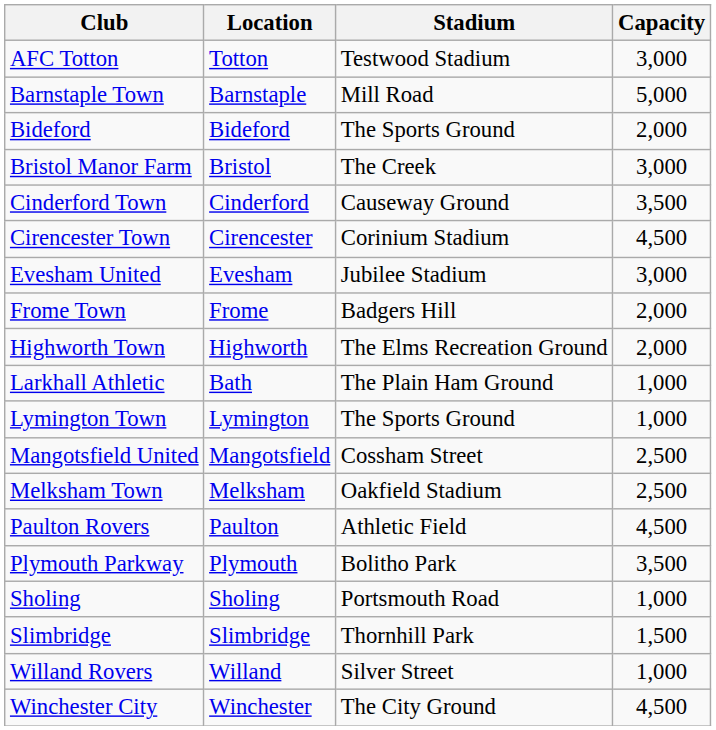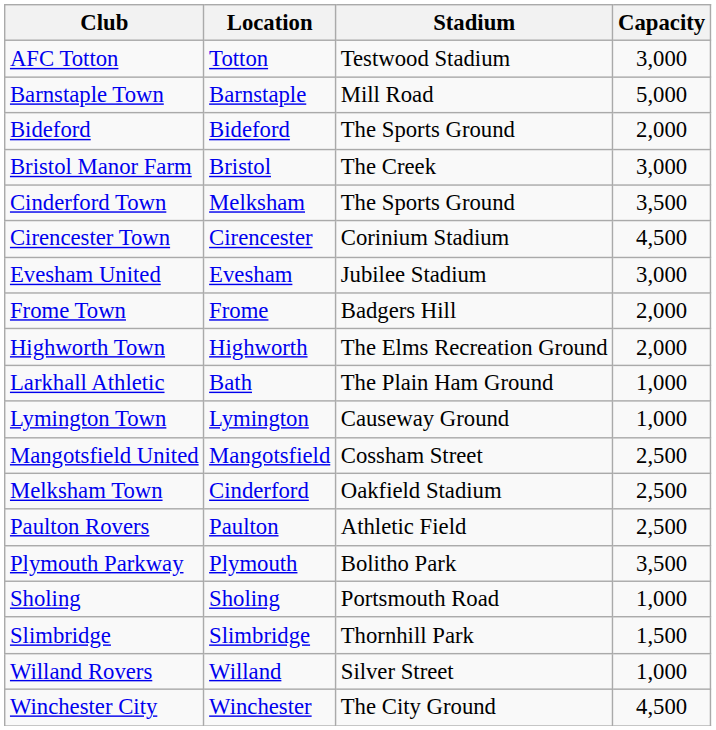(259, 202) Cinderford -> (257, 202) Melksham
(425, 202) Causeway Ground -> (428, 202) The Sports Ground
(428, 418) The Sports Ground -> (425, 418) Causeway Ground
(257, 490) Melksham -> (259, 490) Cinderford
(662, 526) 4,500 -> (662, 526) 2,500
